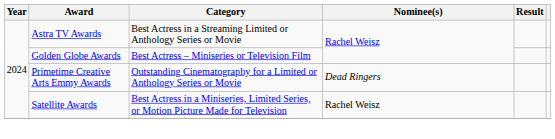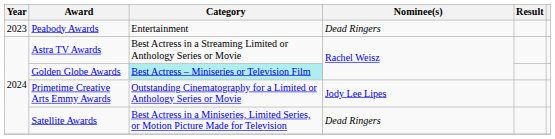+ row: (65, 28)
(221, 55) no background -> (221, 71) paleturquoise background
(353, 77) Dead Ringers -> (356, 93) Jody Lee Lipes
(352, 104) Rachel Weisz -> (353, 120) Dead Ringers
